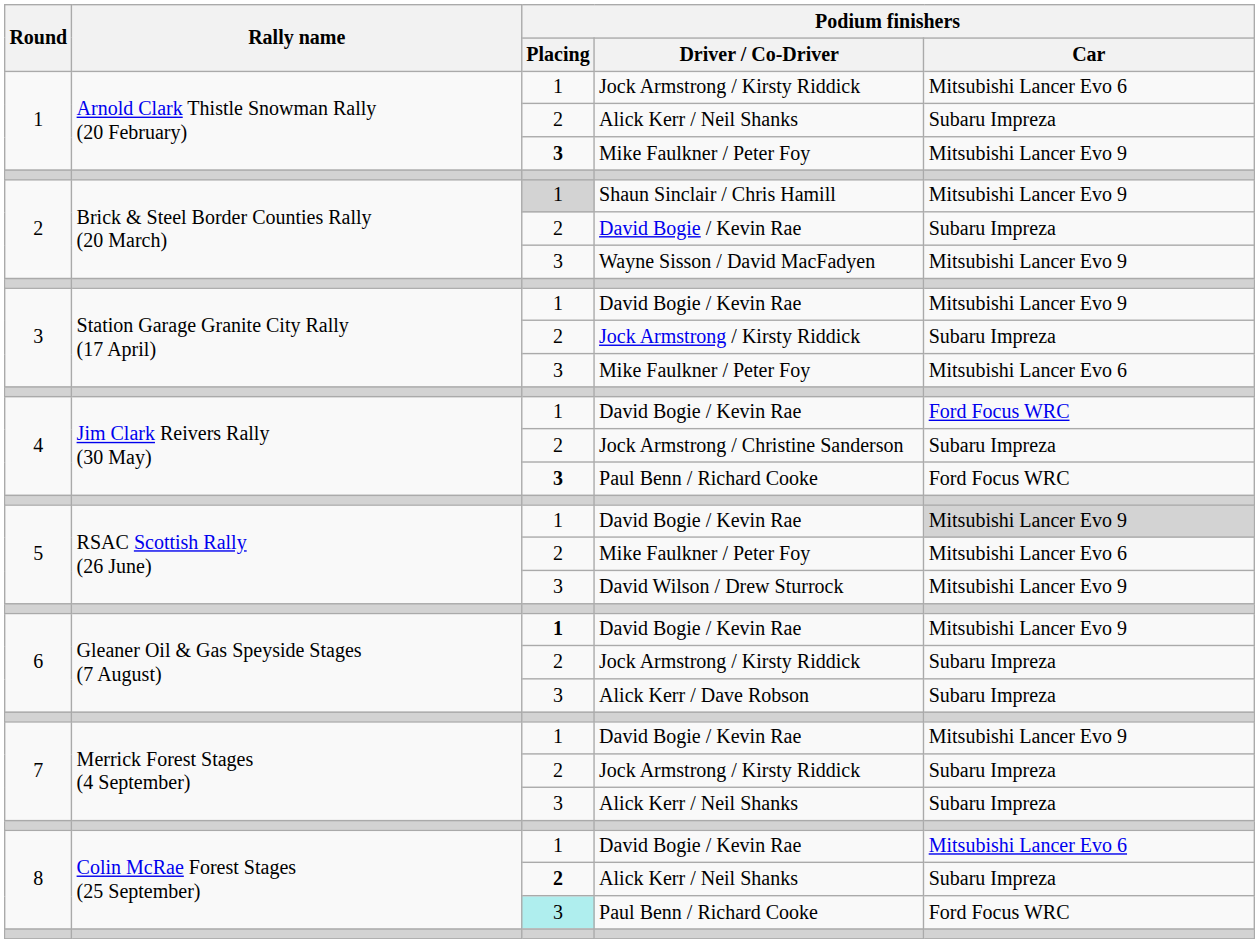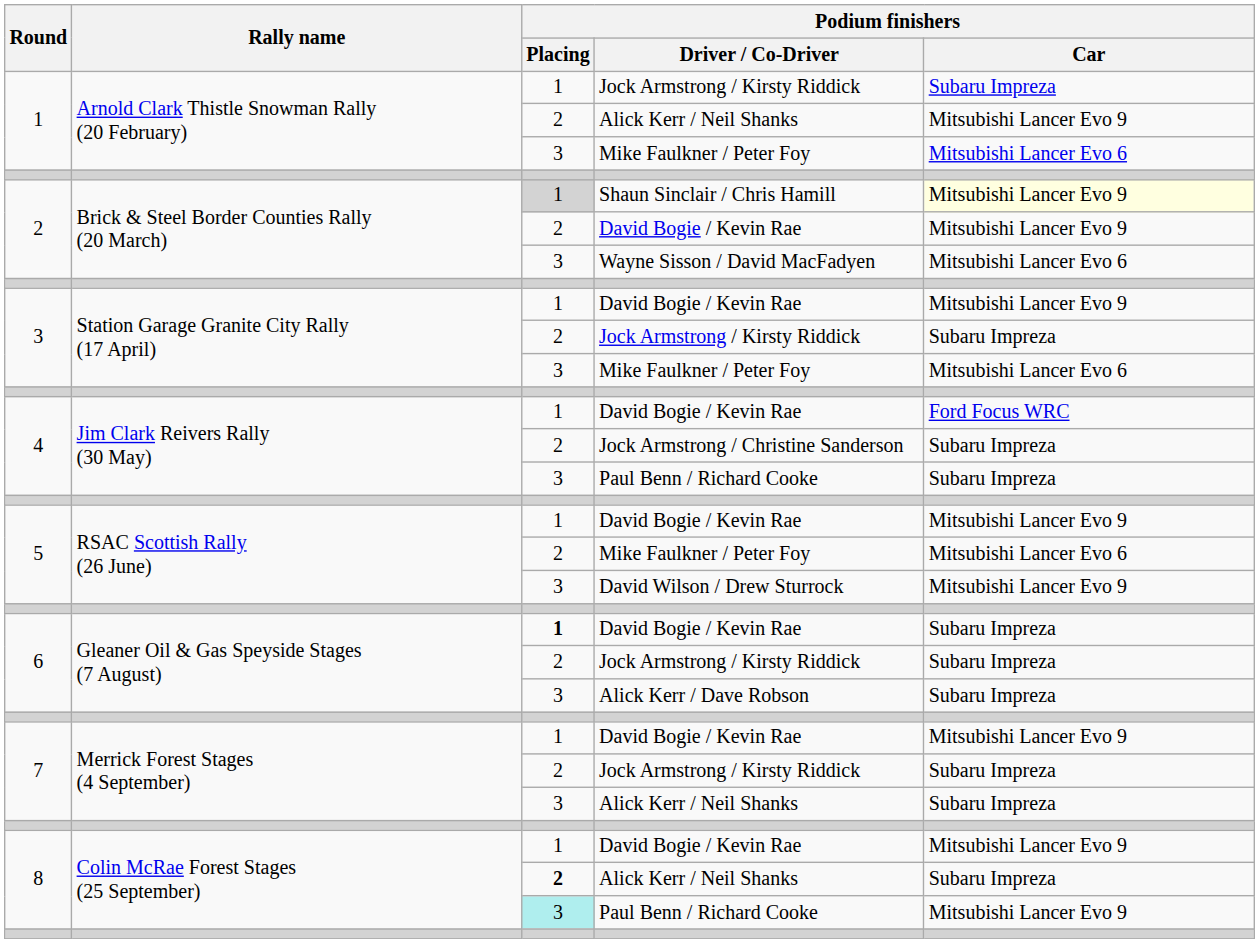(1028, 87) Mitsubishi Lancer Evo 6 -> (992, 87) Subaru Impreza
(992, 120) Subaru Impreza -> (1028, 120) Mitsubishi Lancer Evo 9
(558, 153) bold -> (558, 153) normal
(1028, 153) Mitsubishi Lancer Evo 9 -> (1028, 153) Mitsubishi Lancer Evo 6
(1028, 195) no background -> (1028, 195) lightyellow background
(992, 228) Subaru Impreza -> (1028, 228) Mitsubishi Lancer Evo 9
(1028, 261) Mitsubishi Lancer Evo 9 -> (1028, 261) Mitsubishi Lancer Evo 6
(558, 478) bold -> (558, 478) normal
(999, 478) Ford Focus WRC -> (992, 478) Subaru Impreza
(1028, 521) lightgrey background -> (1028, 521) no background
(1028, 629) Mitsubishi Lancer Evo 9 -> (992, 629) Subaru Impreza
(1028, 846) Mitsubishi Lancer Evo 6 -> (1028, 846) Mitsubishi Lancer Evo 9
(999, 912) Ford Focus WRC -> (1028, 912) Mitsubishi Lancer Evo 9
